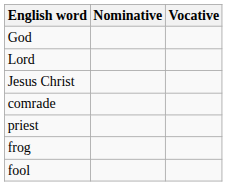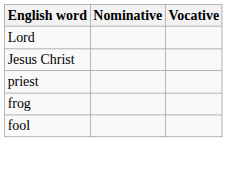- row: (20, 37)
- row: (32, 103)
